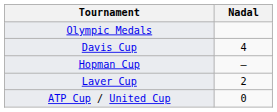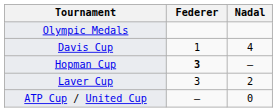+ column: (197, 13)
